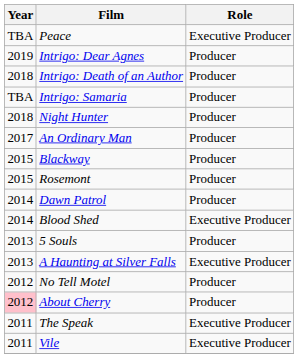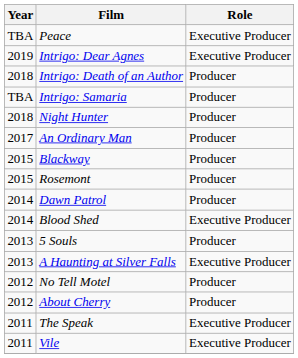(212, 55) Producer -> (240, 55) Executive Producer
(20, 302) pink background -> (20, 302) no background
